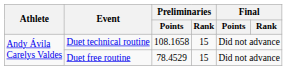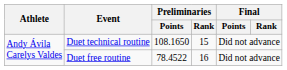(172, 42) 108.1658 -> (172, 42) 108.1650
(172, 58) 78.4529 -> (172, 58) 78.4522
(204, 58) 15 -> (204, 58) 16
